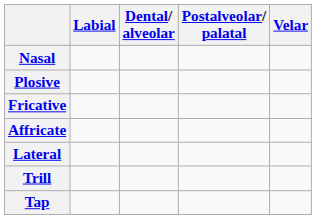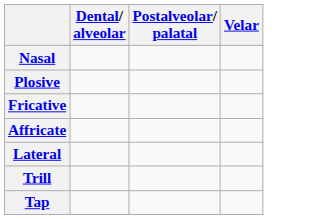- column: (94, 25)
